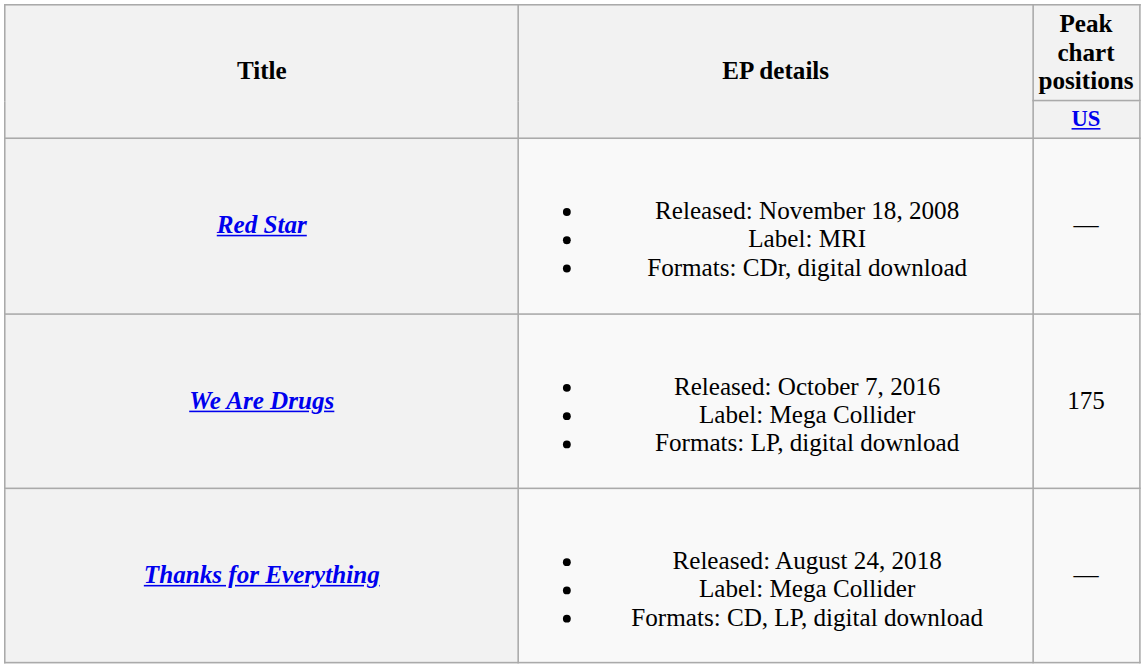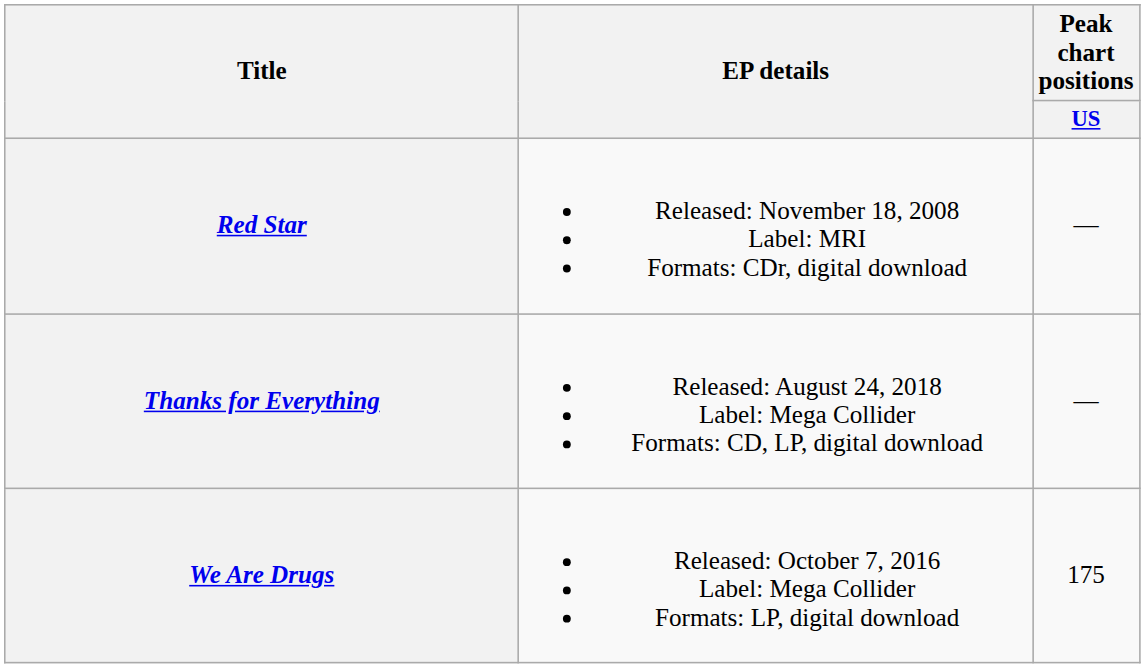rows swapped: (262, 400) <-> (262, 575)
